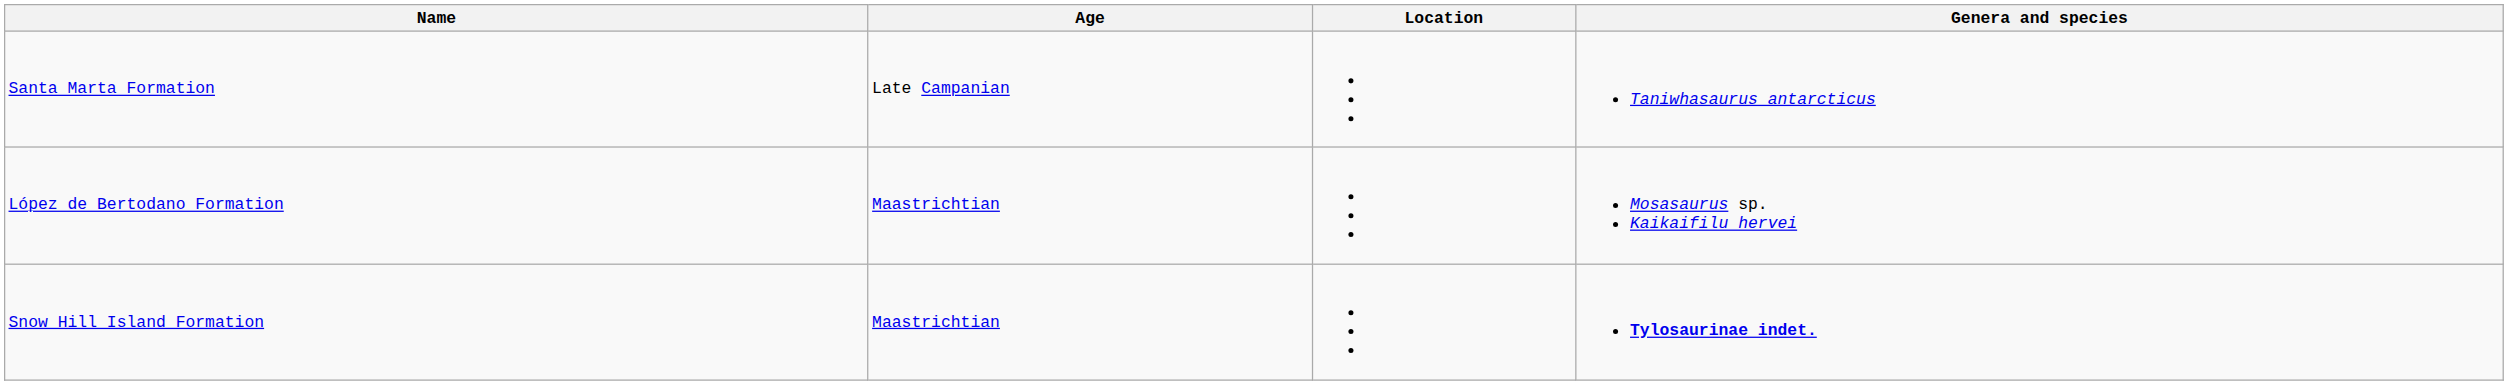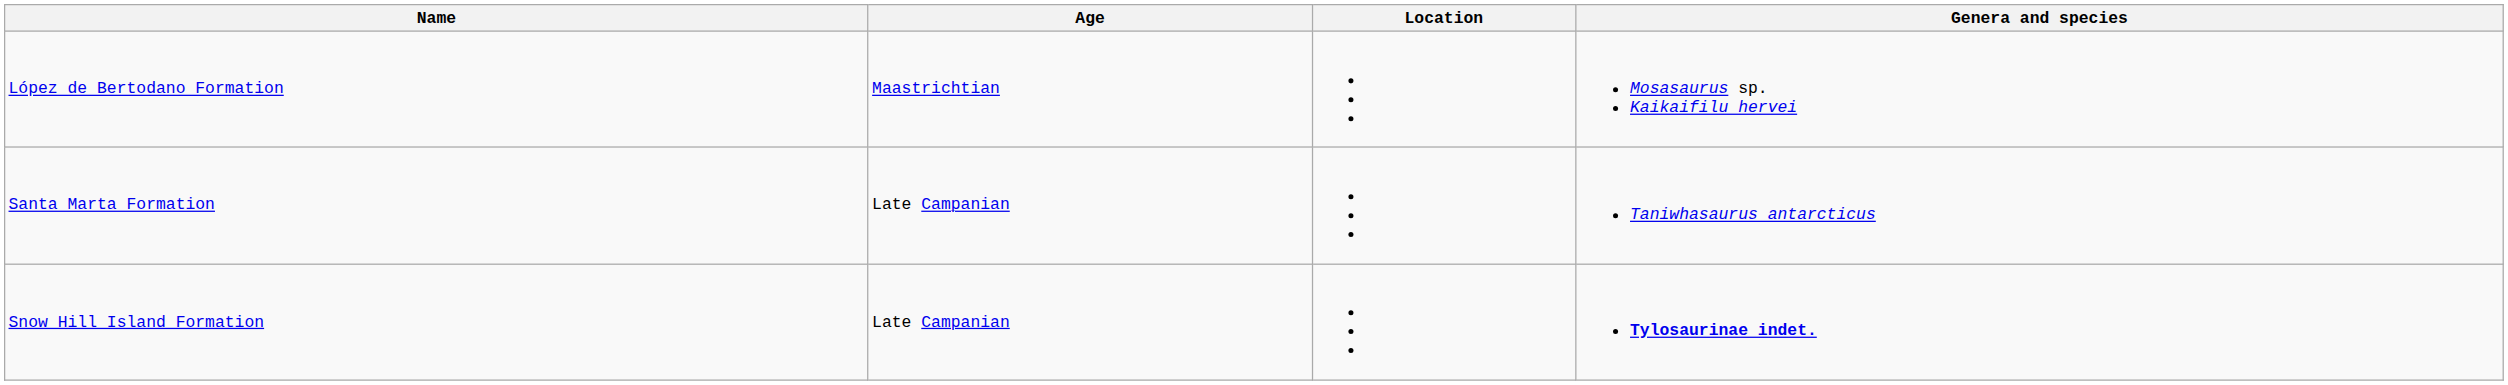rows swapped: (146, 206) <-> (112, 89)
(936, 322) Maastrichtian -> (941, 322) Late Campanian
